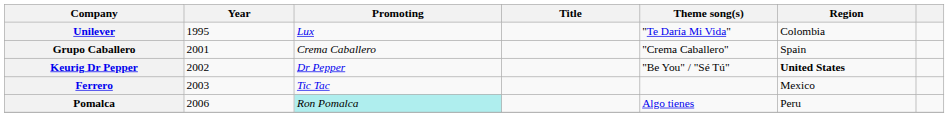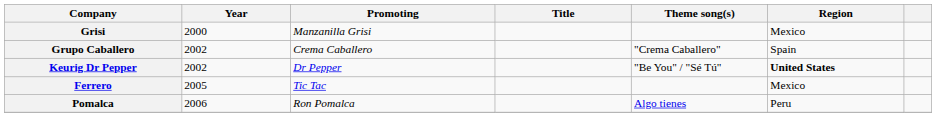- row: (94, 31)
+ row: (93, 31)
(198, 49) 2001 -> (196, 49) 2002
(198, 85) 2003 -> (196, 85) 2005
(328, 103) paleturquoise background -> (324, 103) no background
